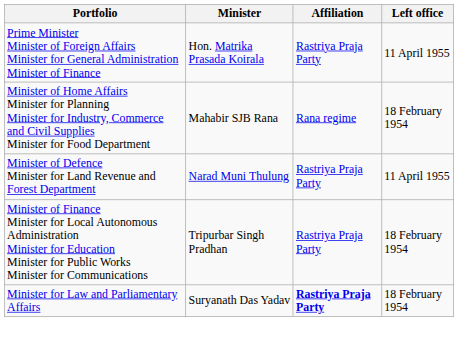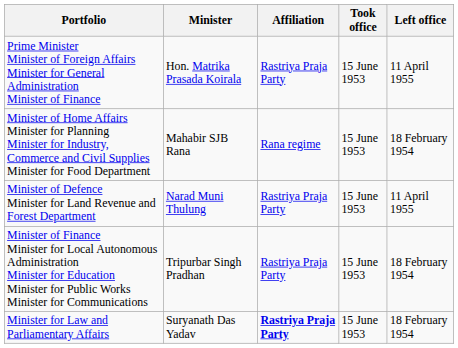+ column: (363, 20)
